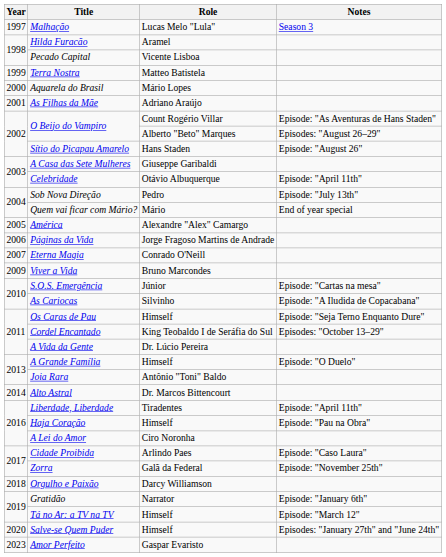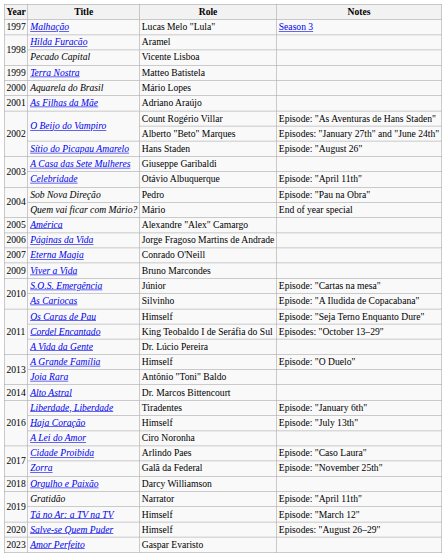(330, 133) Episodes: "August 26–29" -> (359, 133) Episodes: "January 27th" and "June 24th"
(318, 194) Episode: "July 13th" -> (324, 194) Episode: "Pau na Obra"
(320, 407) Episode: "April 11th" -> (323, 407) Episode: "January 6th"
(324, 423) Episode: "Pau na Obra" -> (318, 423) Episode: "July 13th"
(323, 499) Episode: "January 6th" -> (320, 499) Episode: "April 11th"
(359, 529) Episodes: "January 27th" and "June 24th" -> (330, 529) Episodes: "August 26–29"
